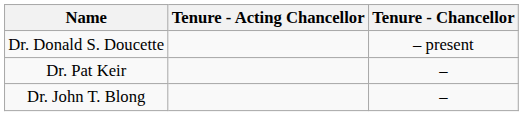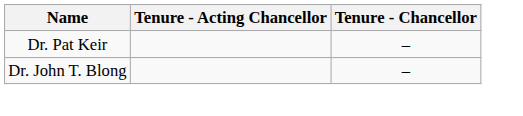- row: (86, 44)
